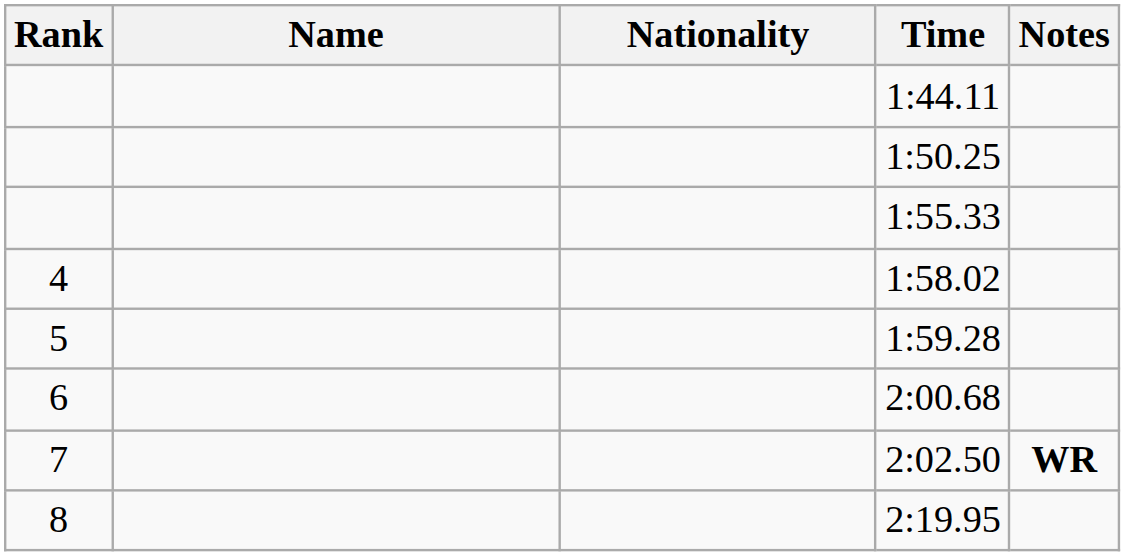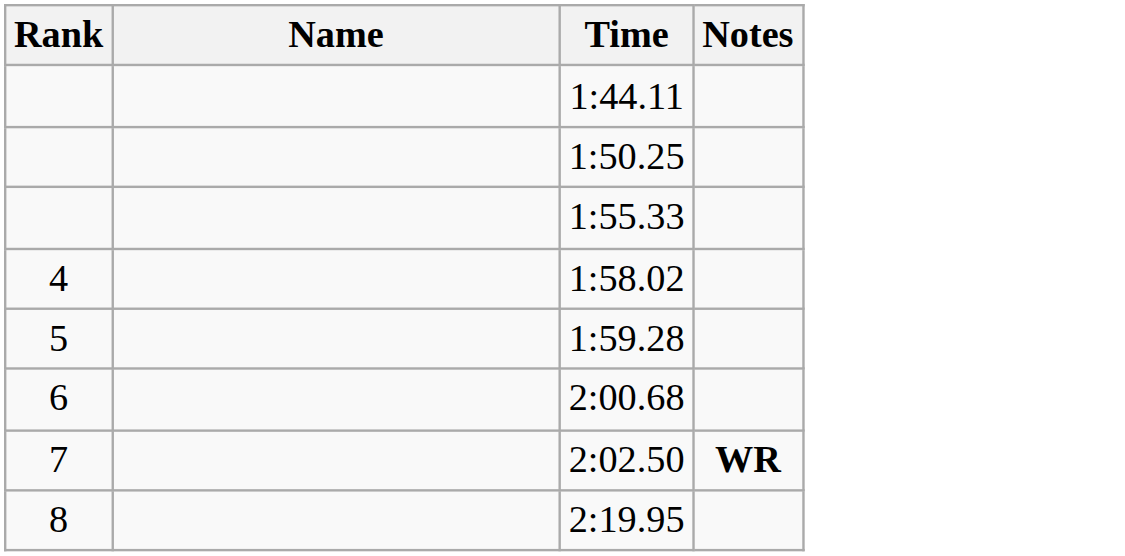- column: (718, 34)
